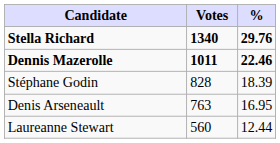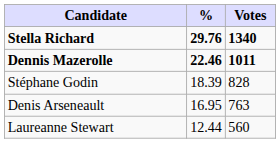columns swapped: (212, 15) <-> (257, 15)
